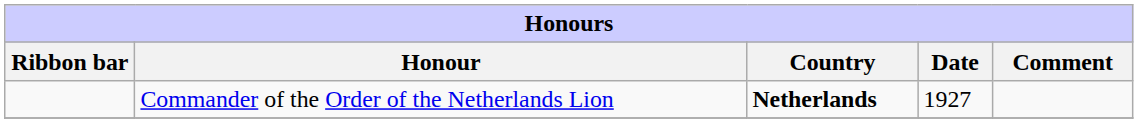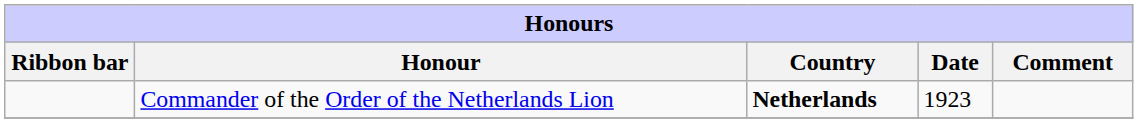(947, 99) 1927 -> (947, 99) 1923
